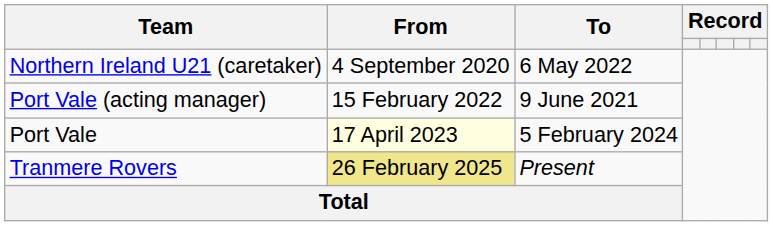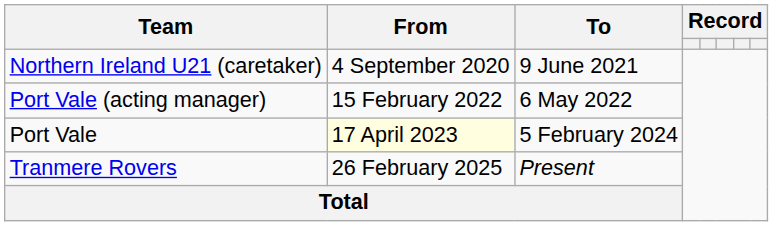(576, 65) 6 May 2022 -> (579, 65) 9 June 2021
(579, 100) 9 June 2021 -> (576, 100) 6 May 2022
(417, 168) khaki background -> (417, 168) no background
